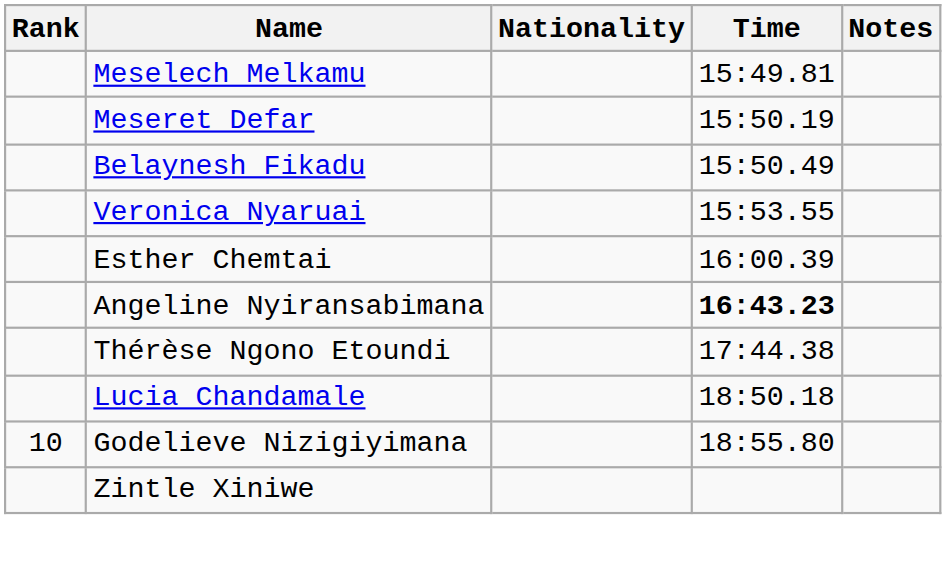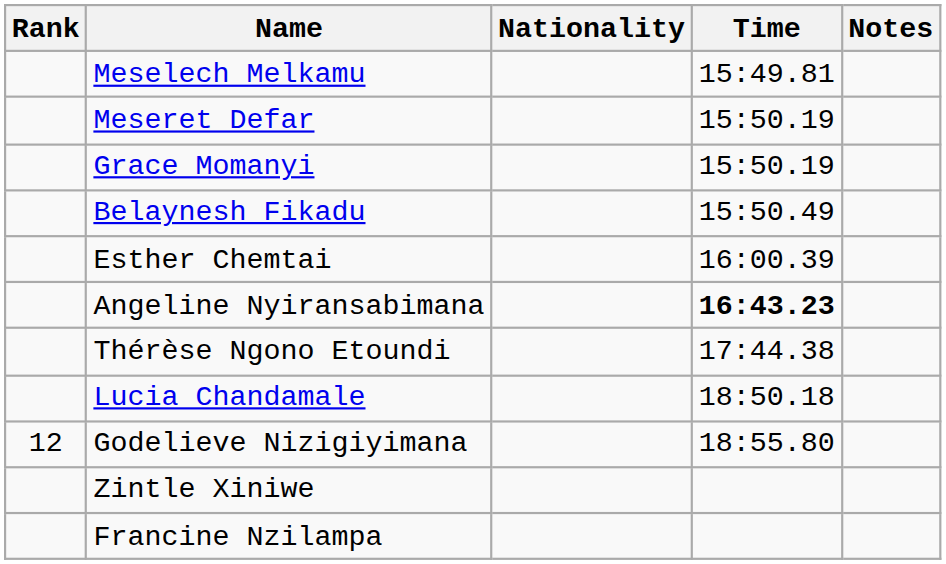+ row: (204, 167)
- row: (229, 213)
(46, 444) 10 -> (46, 444) 12
+ row: (238, 536)
